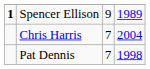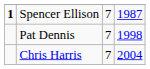(108, 14) 9 -> (108, 14) 7
(130, 14) 1989 -> (130, 14) 1987
rows swapped: (47, 54) <-> (51, 34)
